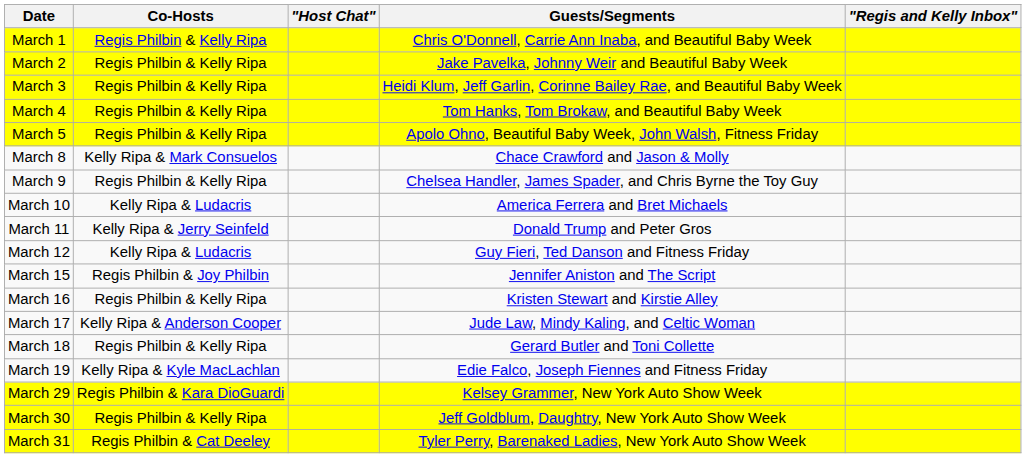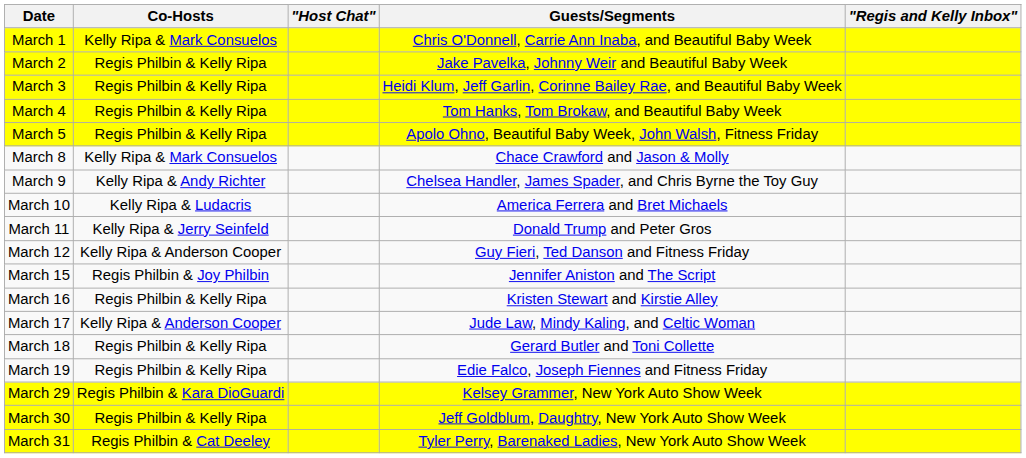(181, 39) Regis Philbin & Kelly Ripa -> (181, 39) Kelly Ripa & Mark Consuelos
(181, 181) Regis Philbin & Kelly Ripa -> (181, 181) Kelly Ripa & Andy Richter
(181, 252) Kelly Ripa & Ludacris -> (181, 252) Kelly Ripa & Anderson Cooper
(181, 370) Kelly Ripa & Kyle MacLachlan -> (181, 370) Regis Philbin & Kelly Ripa
